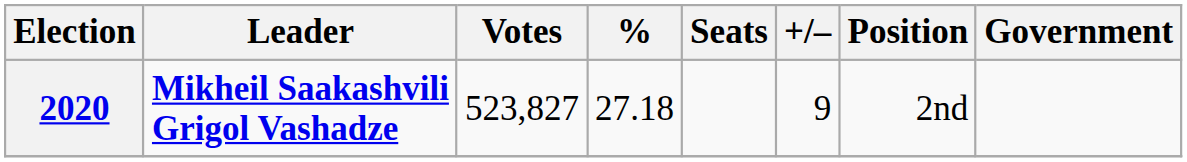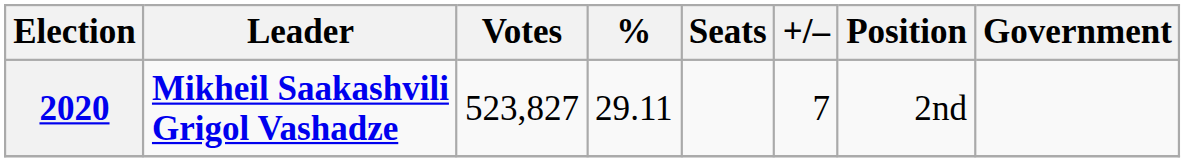(635, 107) 27.18 -> (634, 107) 29.11
(823, 107) 9 -> (821, 107) 7
